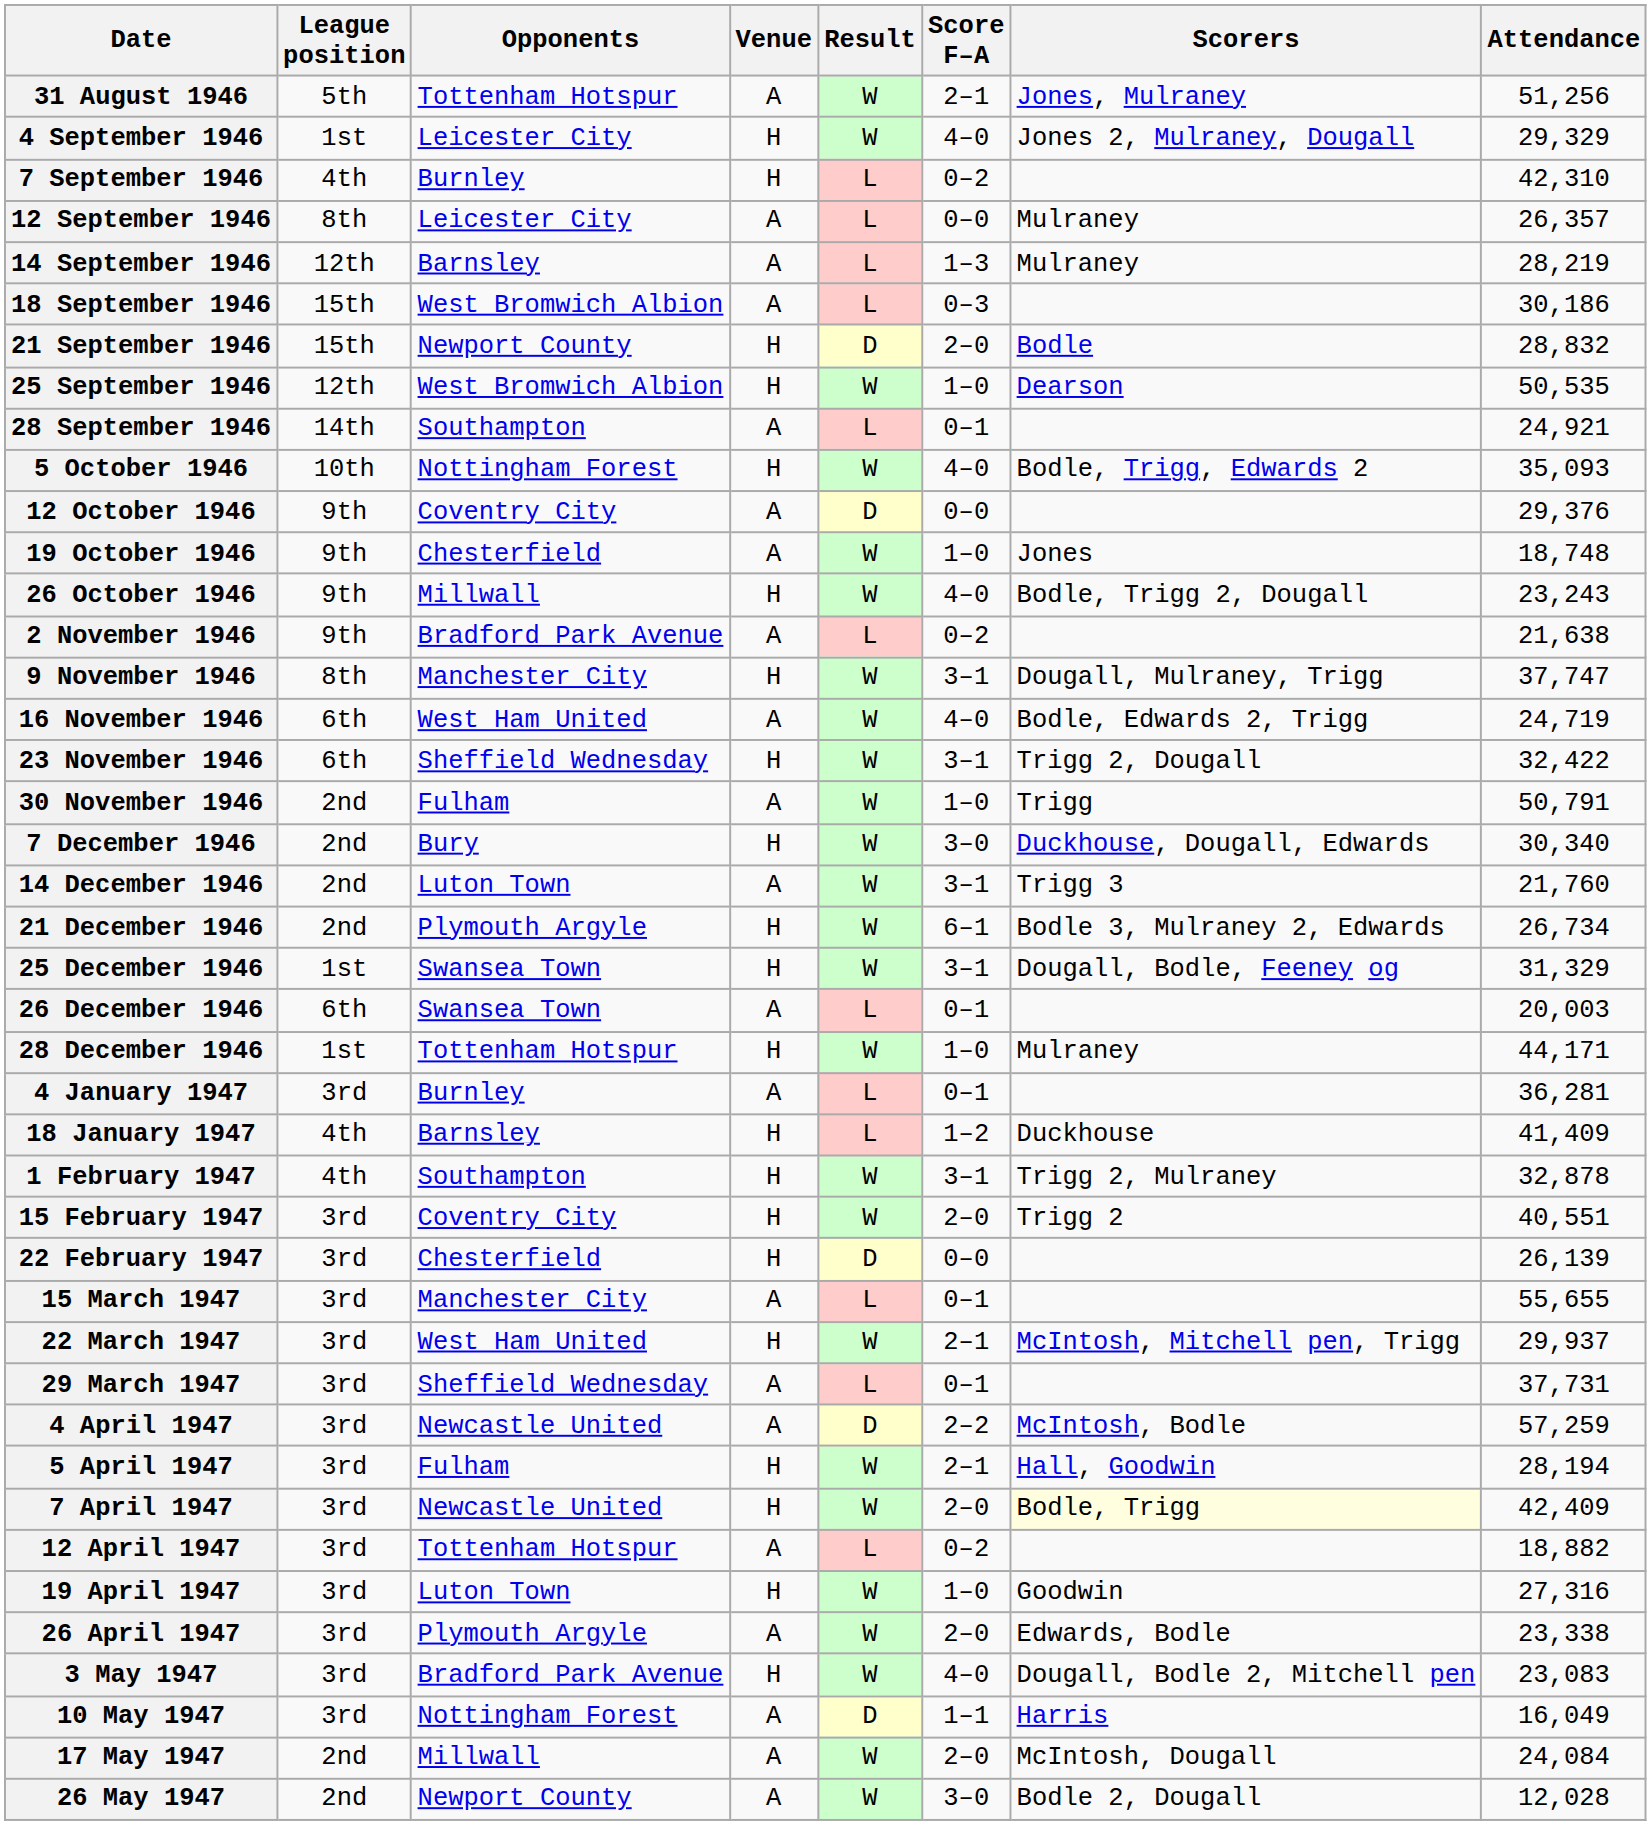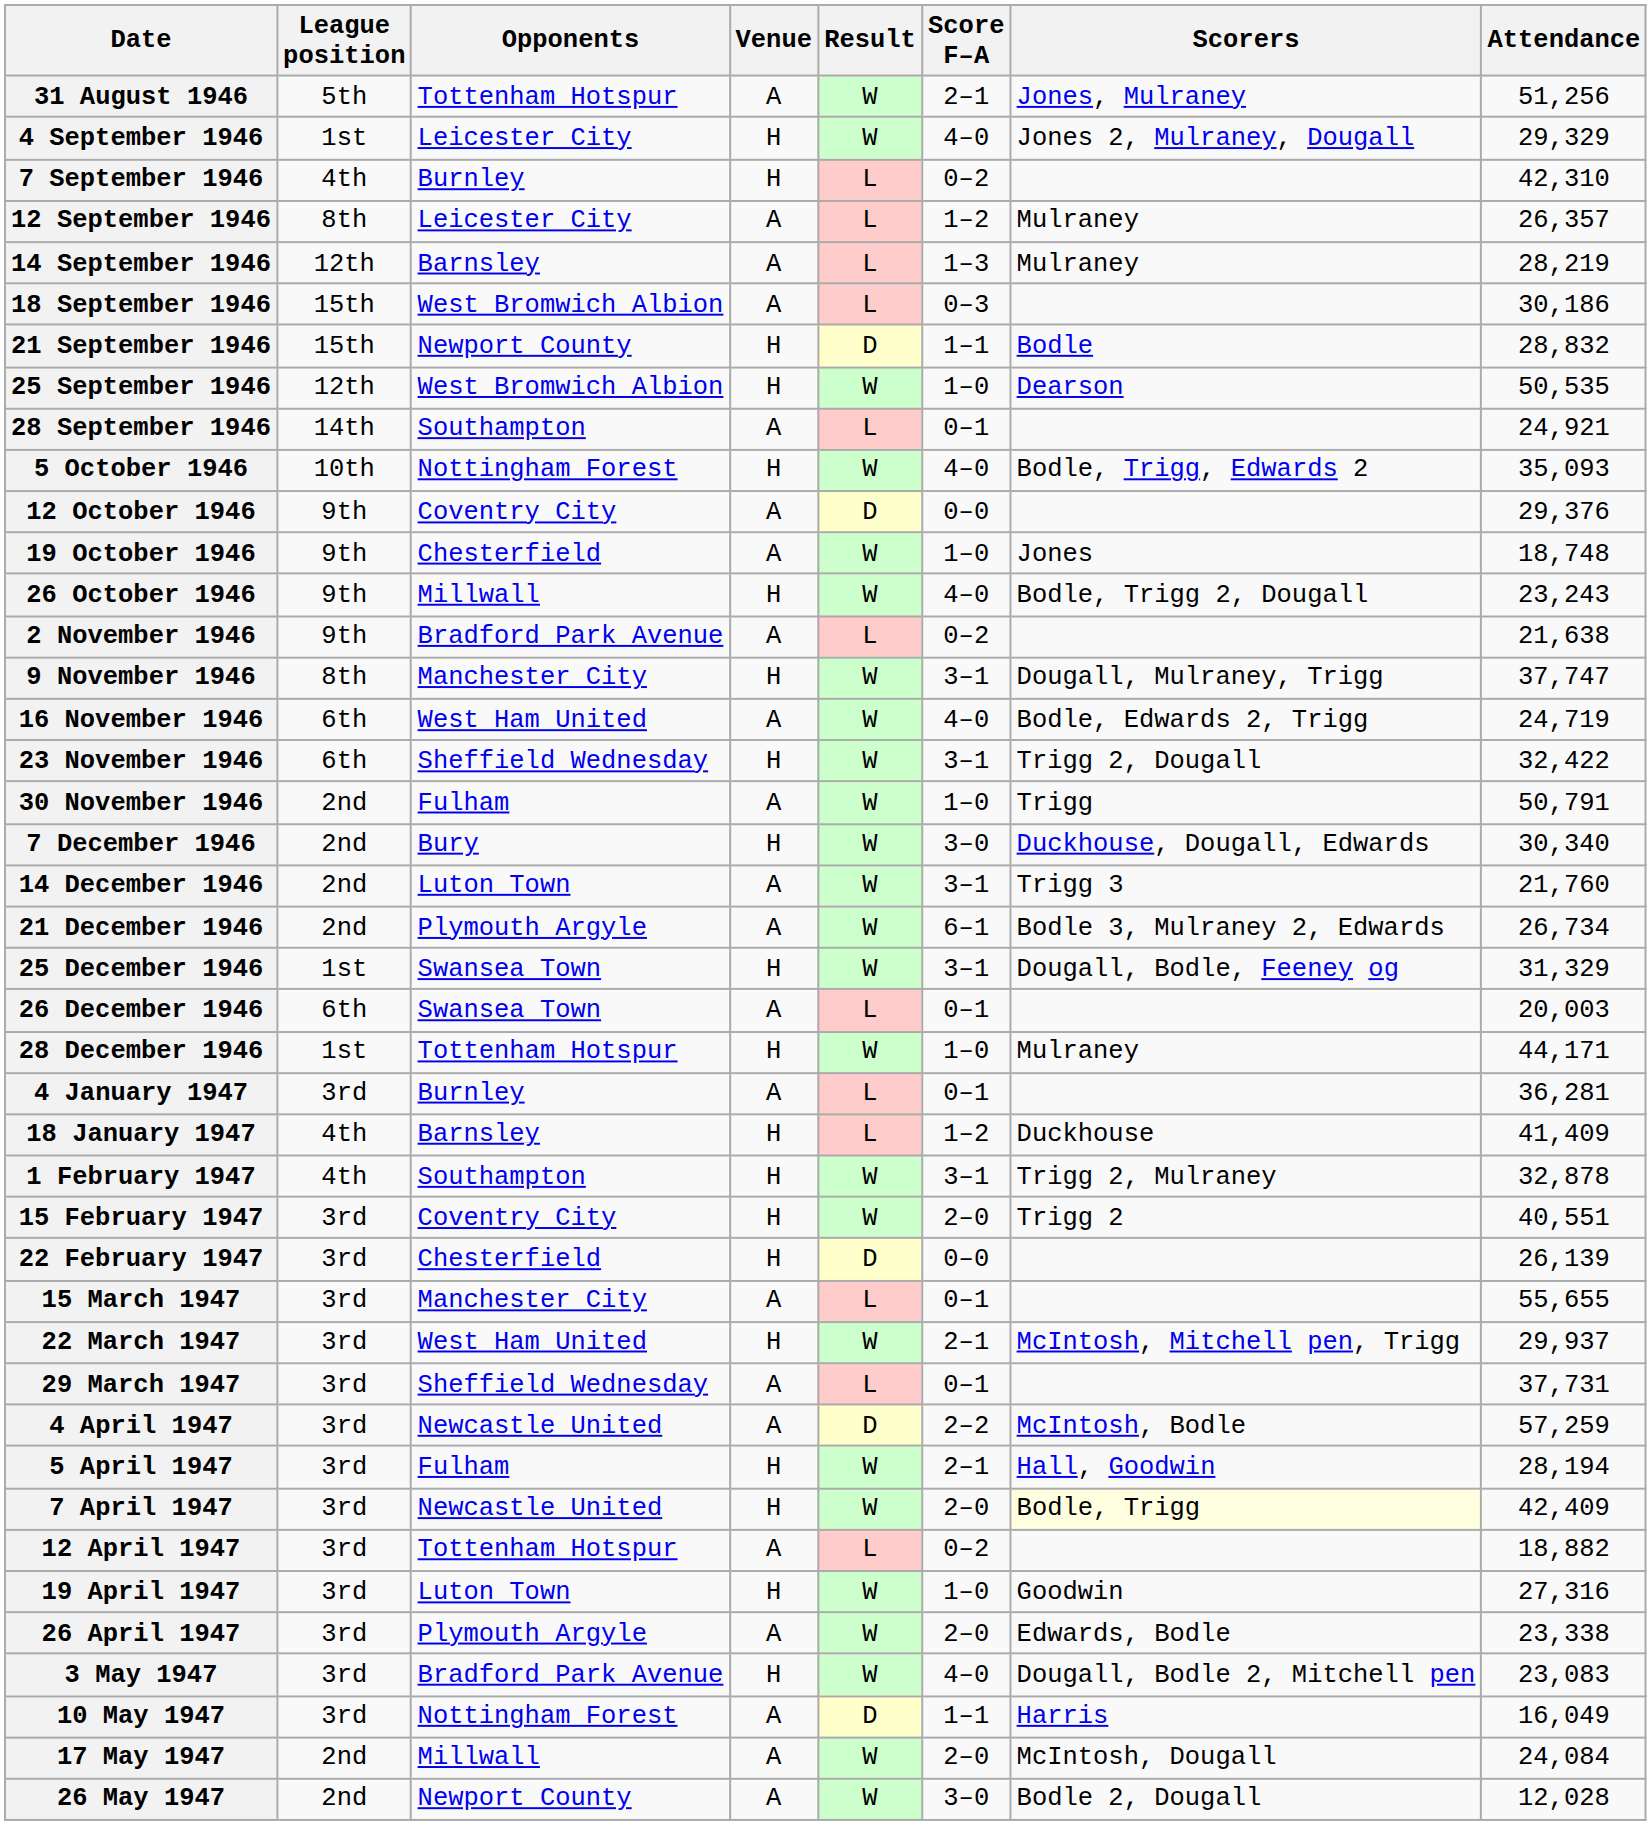(966, 221) 0–0 -> (966, 221) 1–2
(966, 346) 2–0 -> (966, 346) 1–1
(774, 927) H -> (774, 927) A
